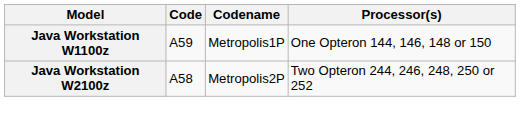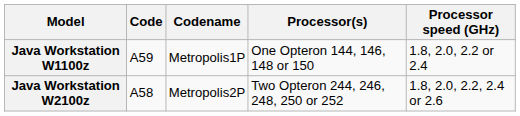+ column: (461, 22)
